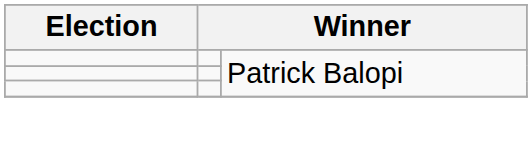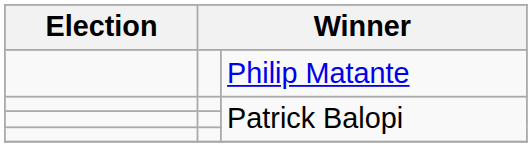+ row: (102, 73)
